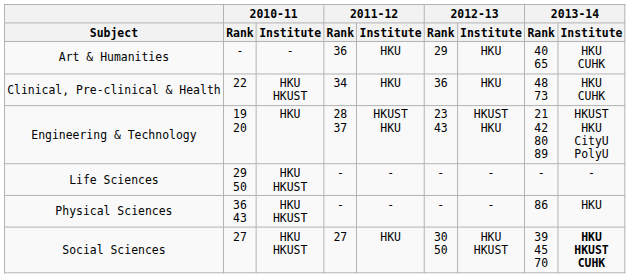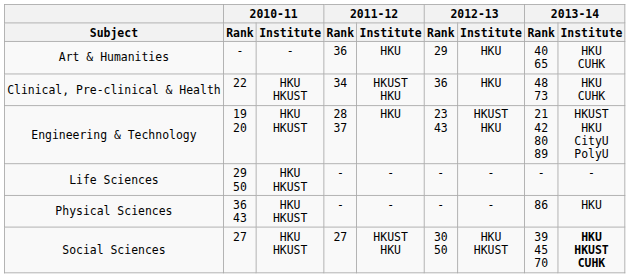(391, 83) HKU -> (391, 89) HKUST HKU
(290, 115) HKU -> (290, 121) HKU HKUST
(391, 121) HKUST HKU -> (391, 115) HKU
(391, 237) HKU -> (391, 243) HKUST HKU
